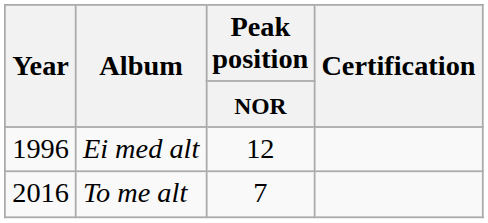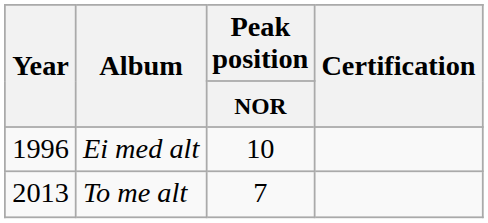(260, 148) 12 -> (260, 148) 10
(41, 193) 2016 -> (41, 193) 2013
